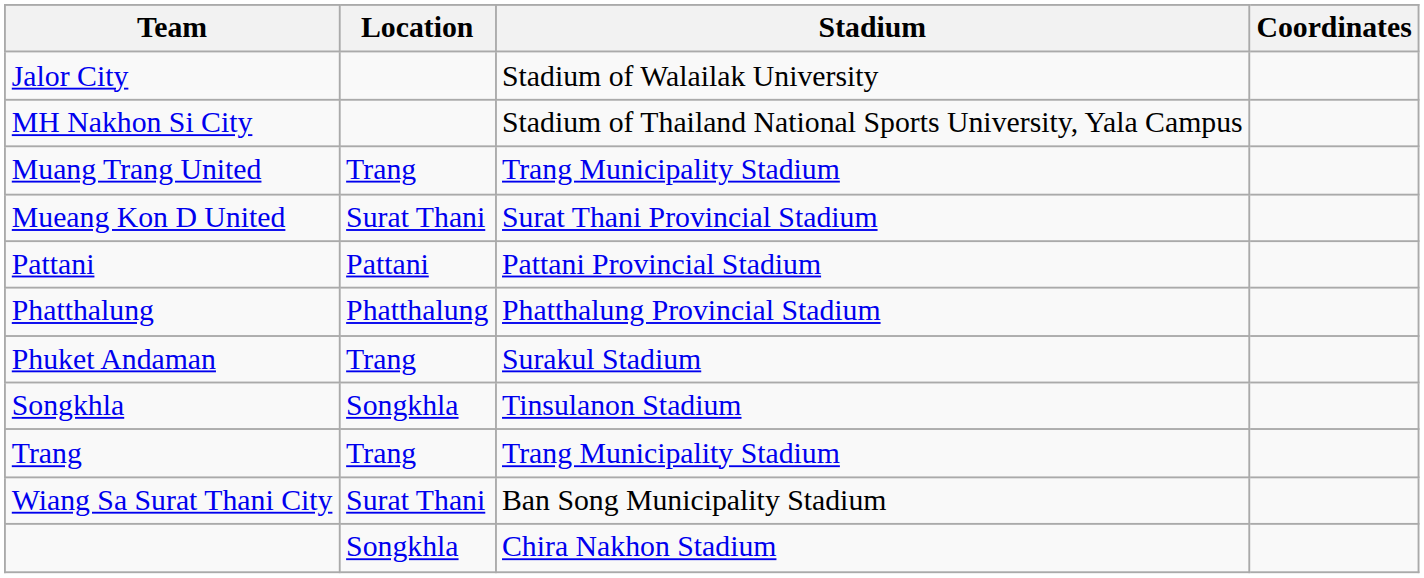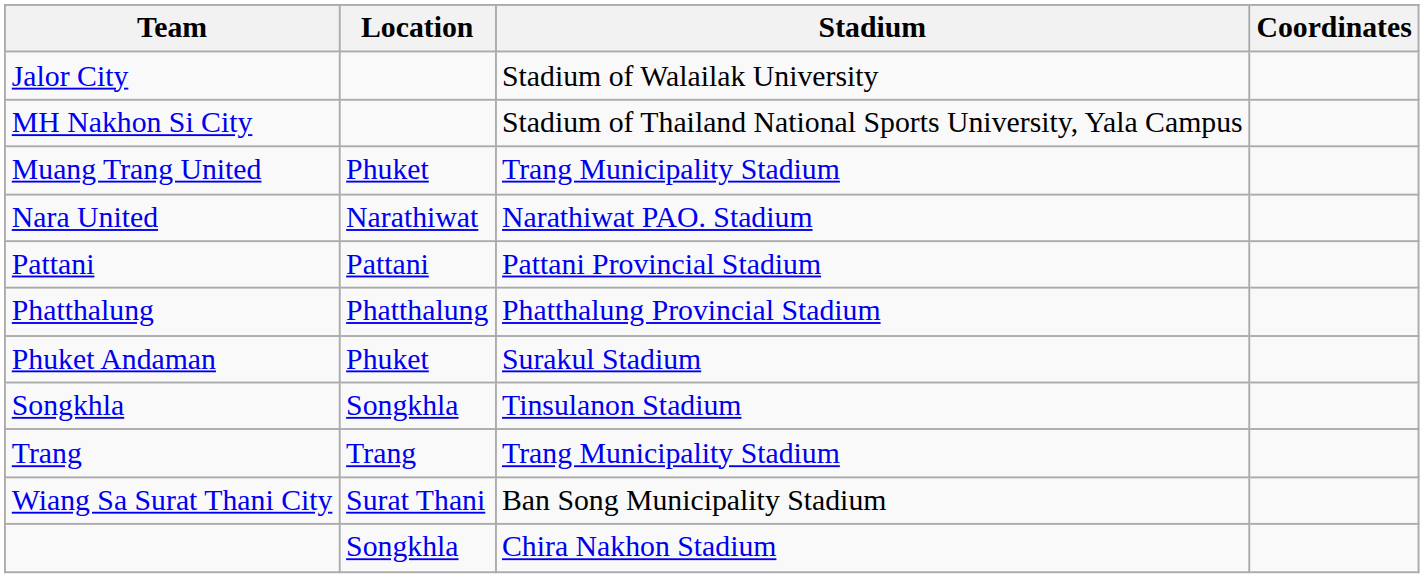(381, 169) Trang -> (387, 169) Phuket
- row: (149, 216)
+ row: (85, 216)
(381, 358) Trang -> (387, 358) Phuket
